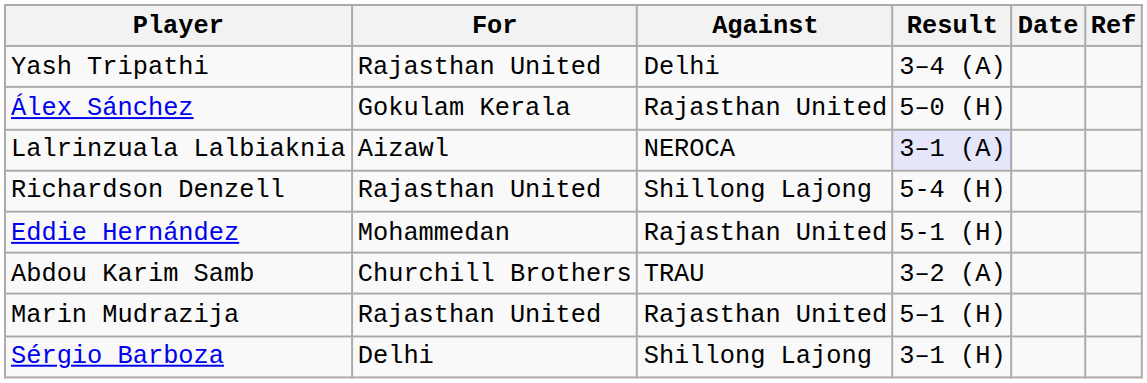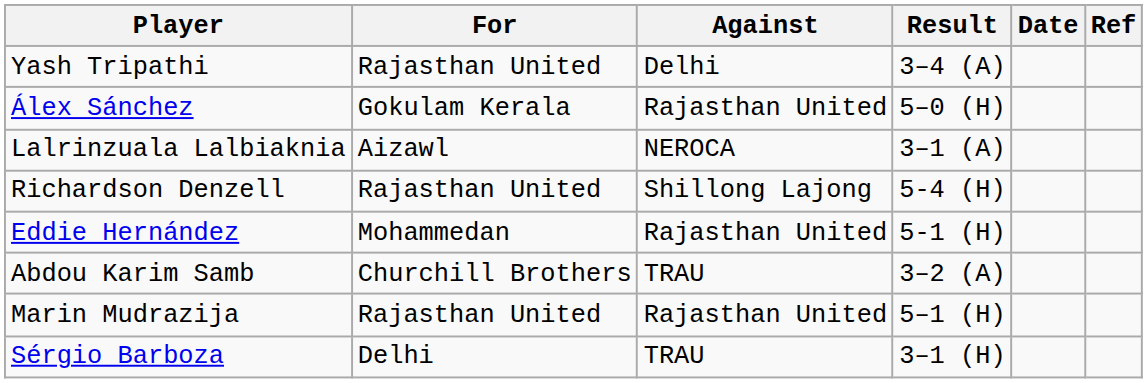(952, 150) lavender background -> (952, 150) no background
(758, 356) Shillong Lajong -> (674, 356) TRAU
